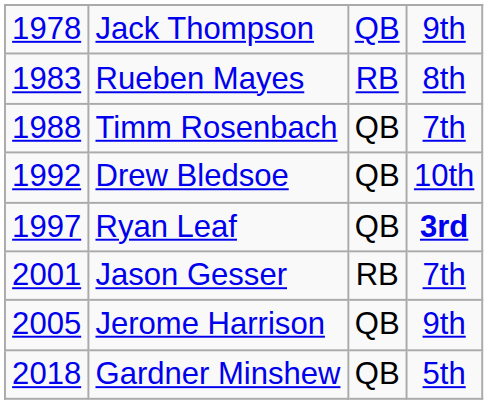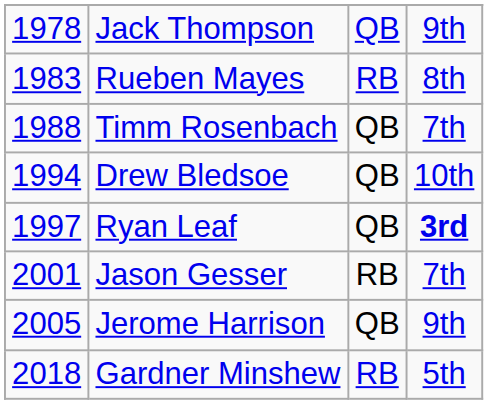(47, 176) 1992 -> (47, 176) 1994
(377, 373) QB -> (377, 373) RB
